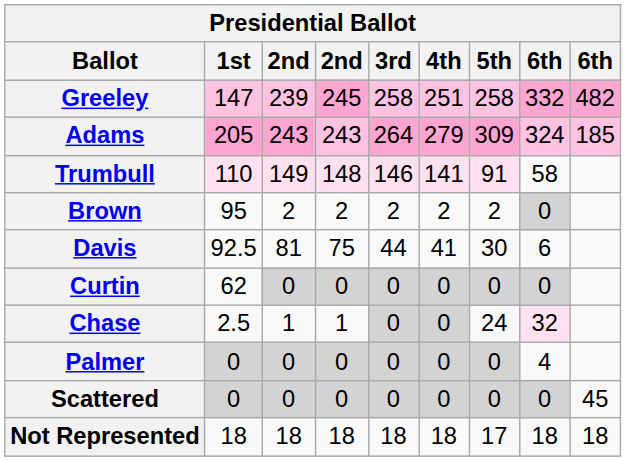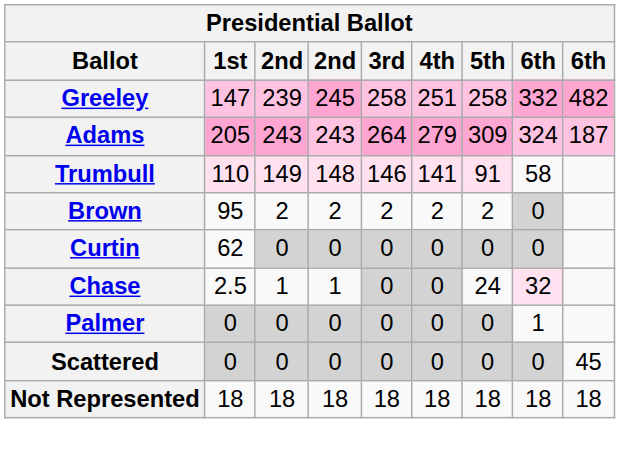(595, 135) 185 -> (589, 135) 187
- row: (105, 248)
(545, 361) 4 -> (538, 323) 1
(494, 436) 17 -> (488, 398) 18
